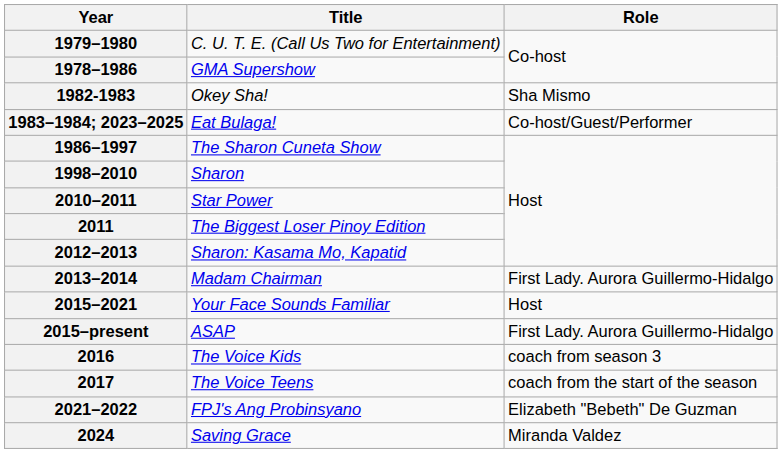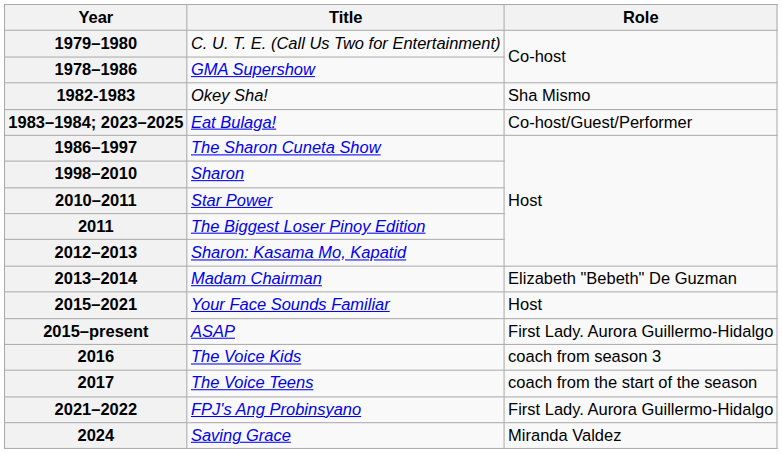(641, 278) First Lady. Aurora Guillermo-Hidalgo -> (623, 278) Elizabeth "Bebeth" De Guzman
(623, 409) Elizabeth "Bebeth" De Guzman -> (641, 409) First Lady. Aurora Guillermo-Hidalgo
